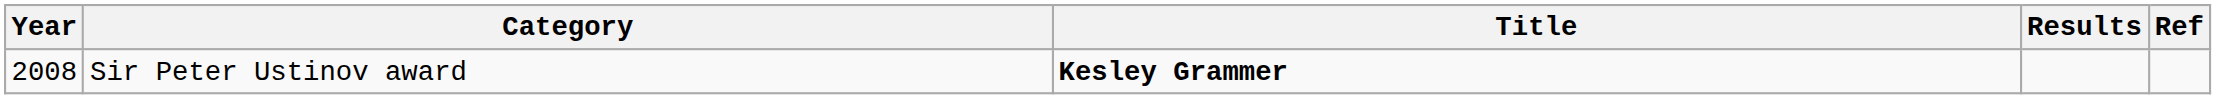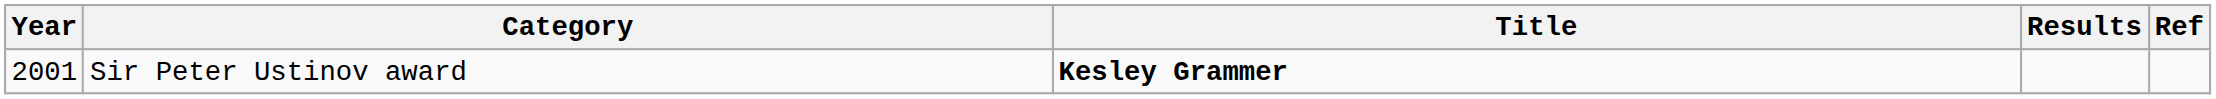(44, 72) 2008 -> (44, 72) 2001
